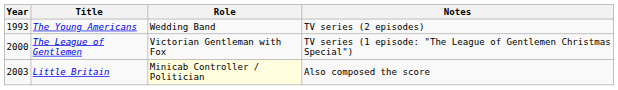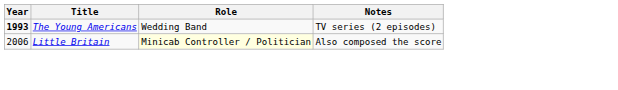(17, 27) normal -> (17, 27) bold
- row: (68, 47)
(17, 72) 2003 -> (17, 41) 2006
